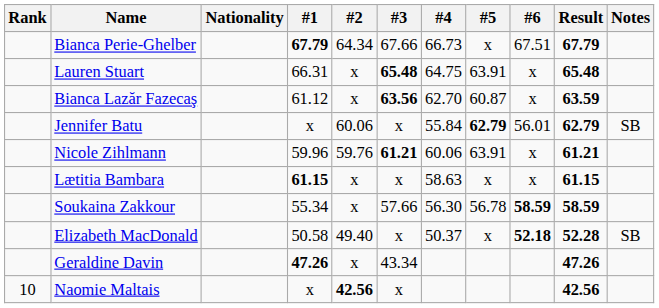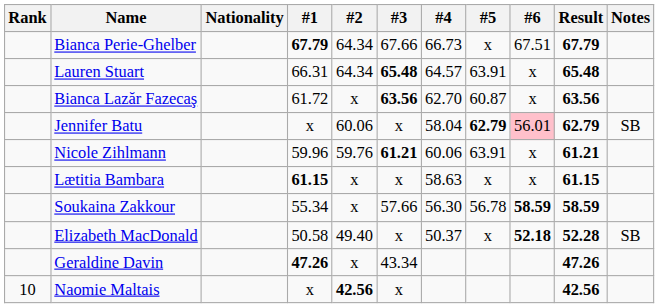(354, 72) x -> (354, 72) 64.34
(443, 72) 64.75 -> (443, 72) 64.57
(310, 99) 61.12 -> (310, 99) 61.72
(581, 99) 63.59 -> (581, 99) 63.56
(443, 126) 55.84 -> (443, 126) 58.04
(533, 126) no background -> (533, 126) pink background
